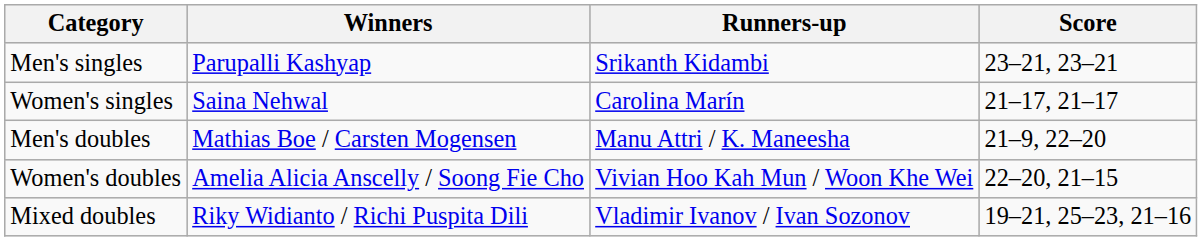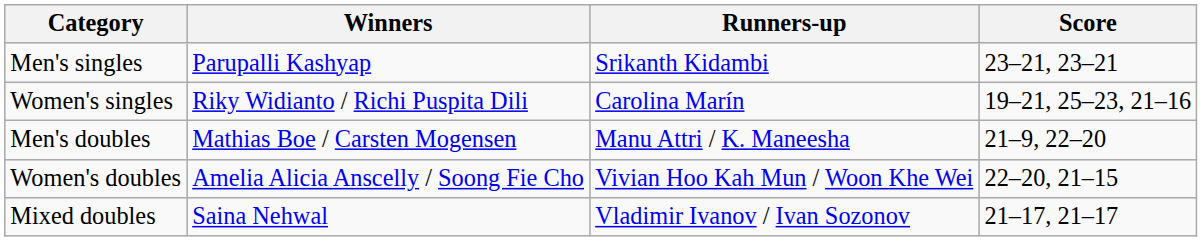(260, 100) Saina Nehwal -> (360, 100) Riky Widianto / Richi Puspita Dili
(1051, 100) 21–17, 21–17 -> (1088, 100) 19–21, 25–23, 21–16
(360, 216) Riky Widianto / Richi Puspita Dili -> (260, 216) Saina Nehwal
(1088, 216) 19–21, 25–23, 21–16 -> (1051, 216) 21–17, 21–17
